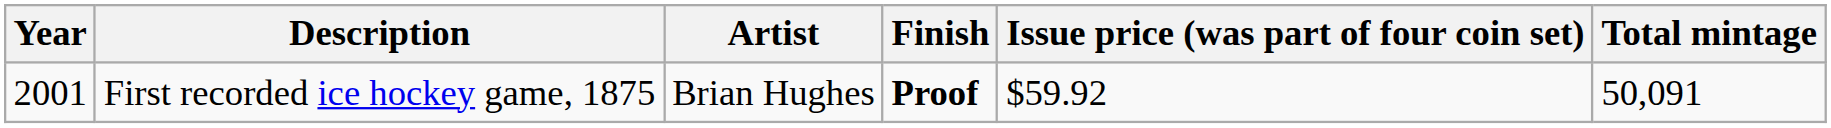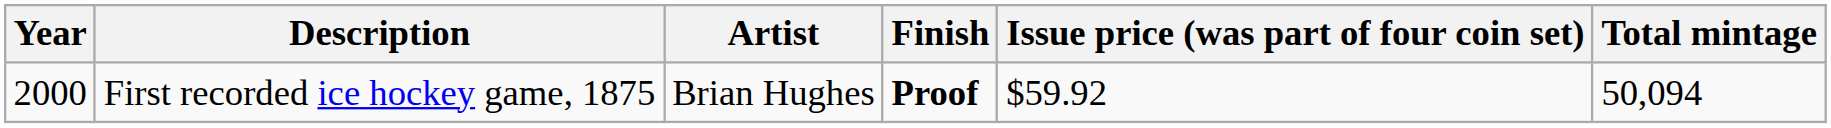(50, 91) 2001 -> (50, 91) 2000
(1652, 91) 50,091 -> (1652, 91) 50,094
